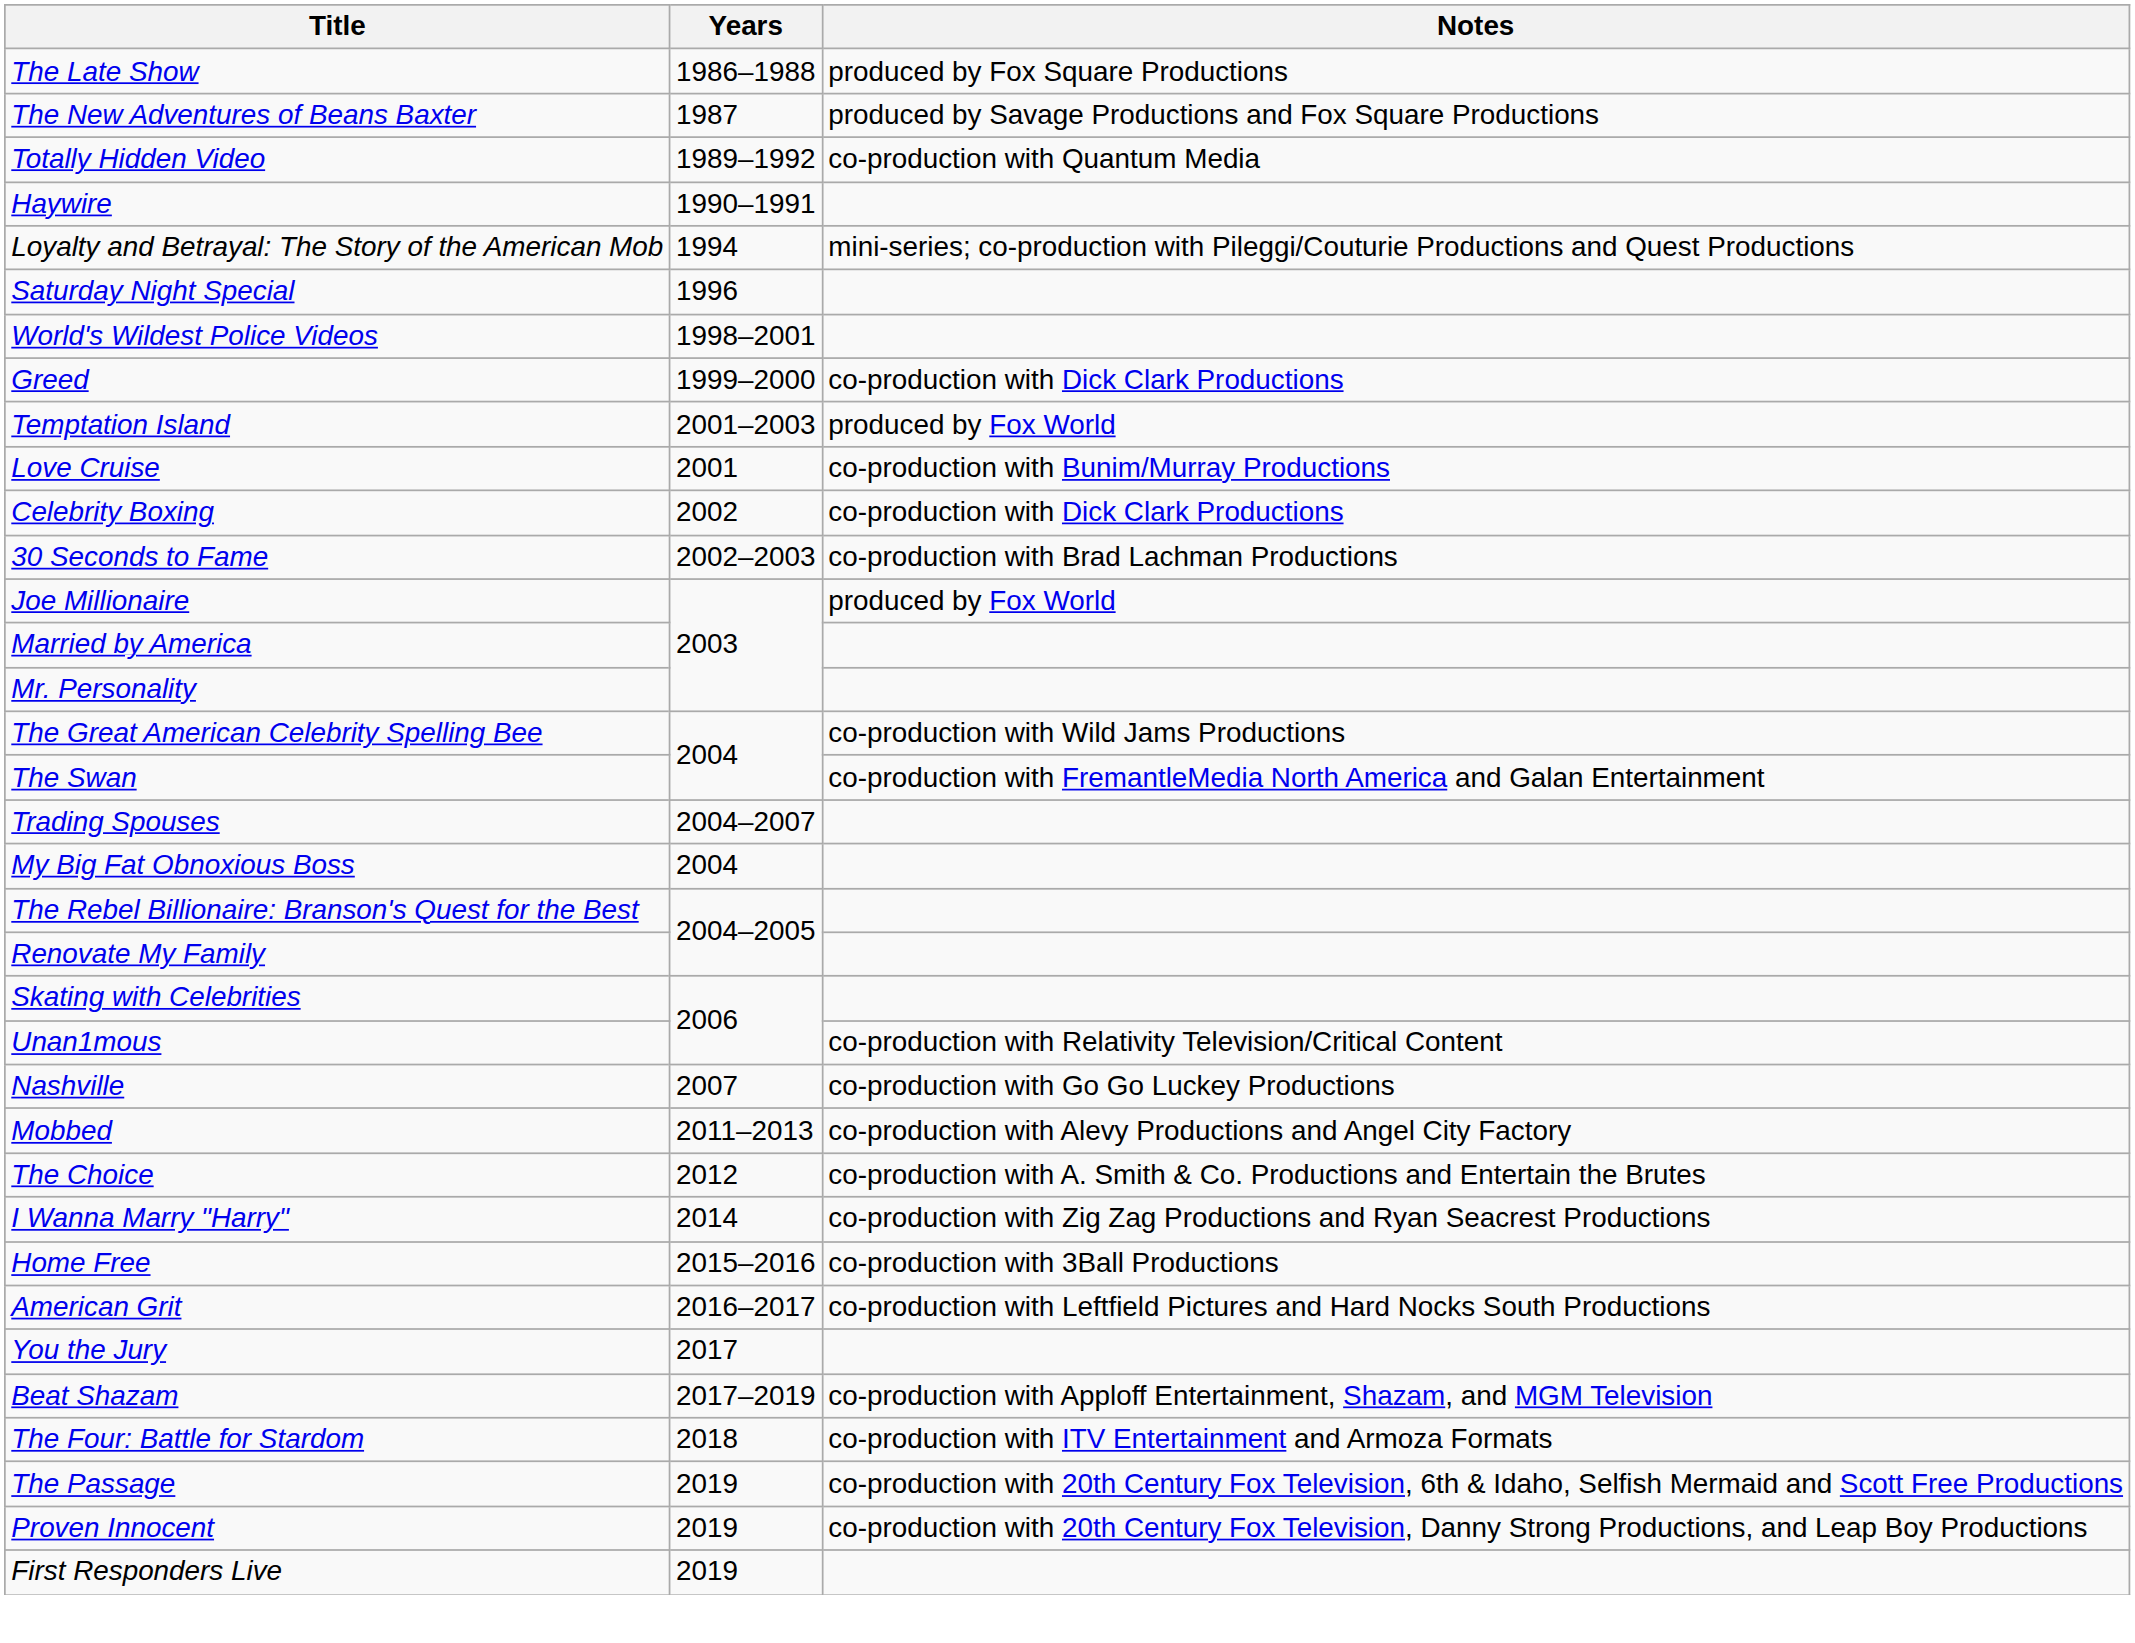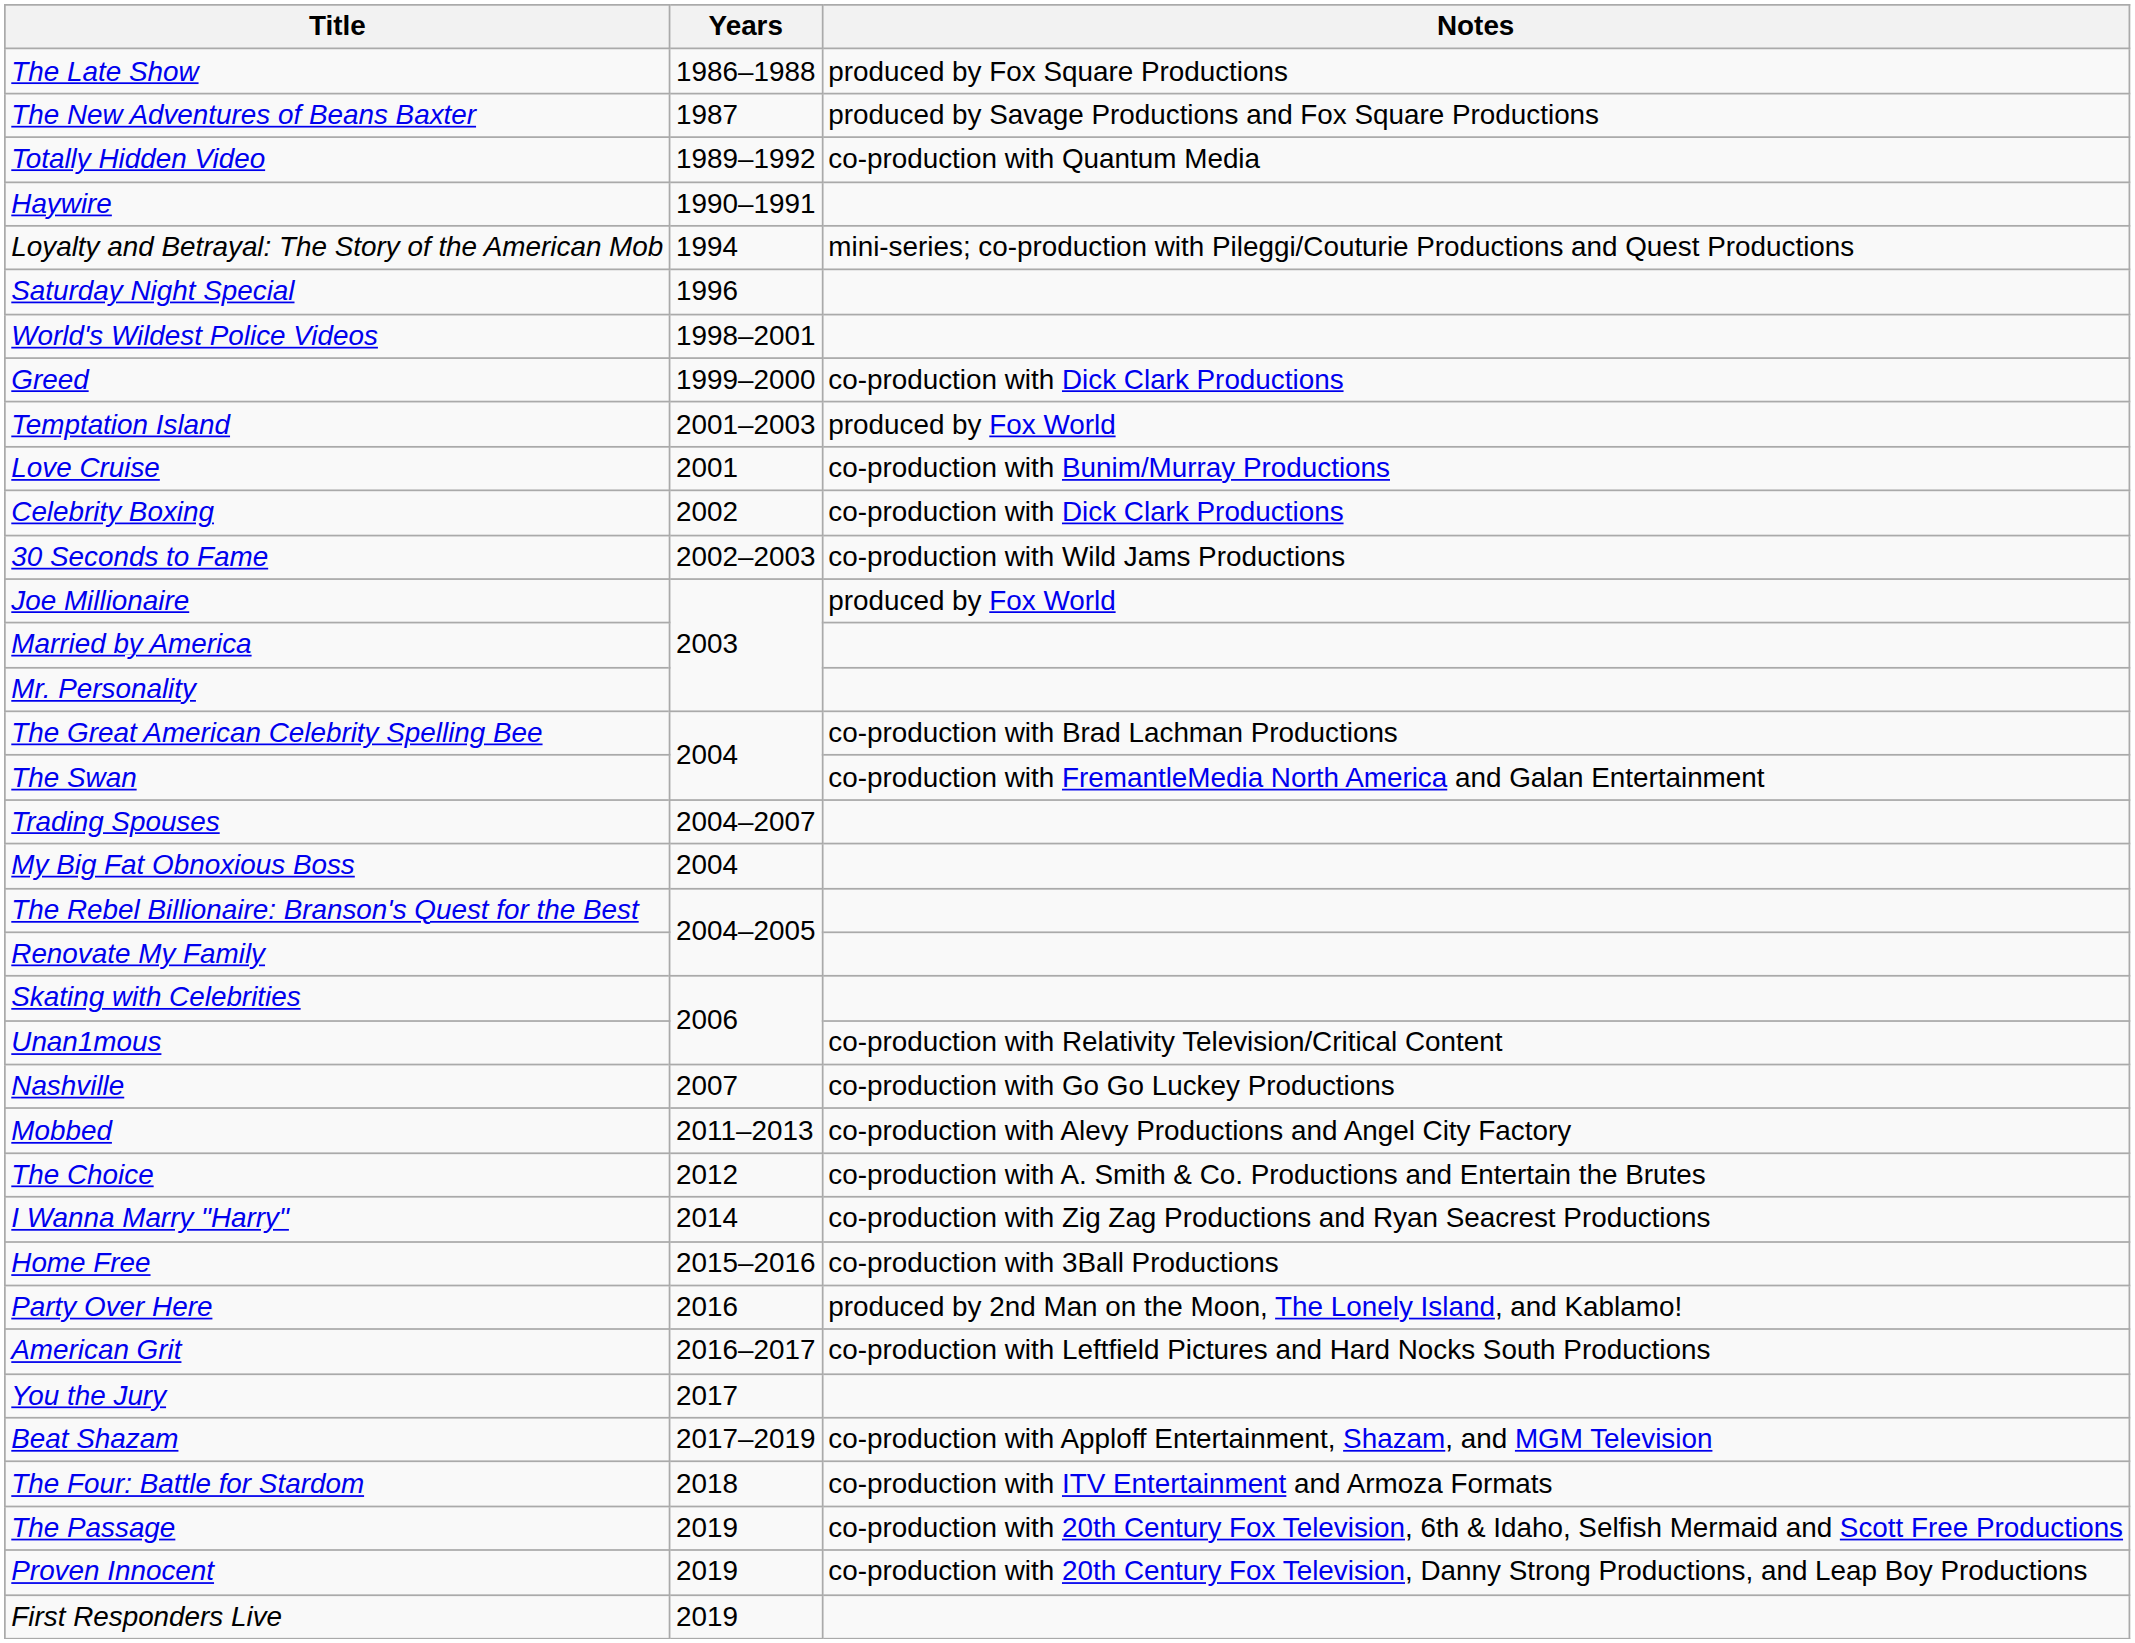(1113, 556) co-production with Brad Lachman Productions -> (1087, 556) co-production with Wild Jams Productions
(1087, 733) co-production with Wild Jams Productions -> (1113, 733) co-production with Brad Lachman Productions
+ row: (112, 1306)
